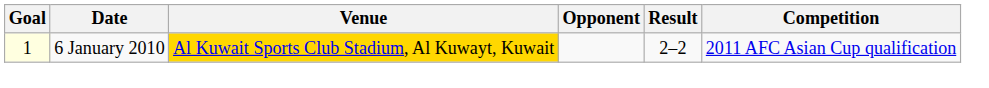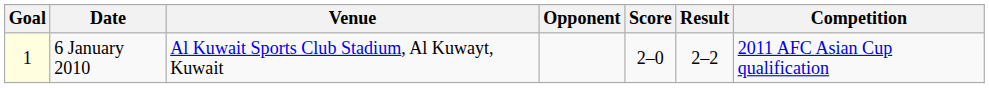+ column: (650, 18)
(364, 47) gold background -> (332, 57) no background
